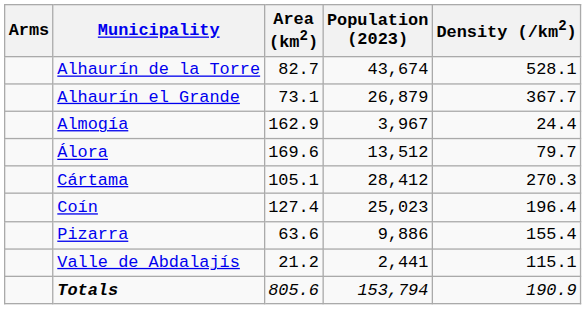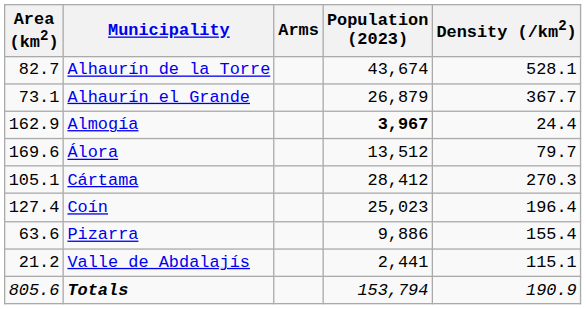columns swapped: (29, 30) <-> (294, 30)
(403, 125) normal -> (403, 125) bold
